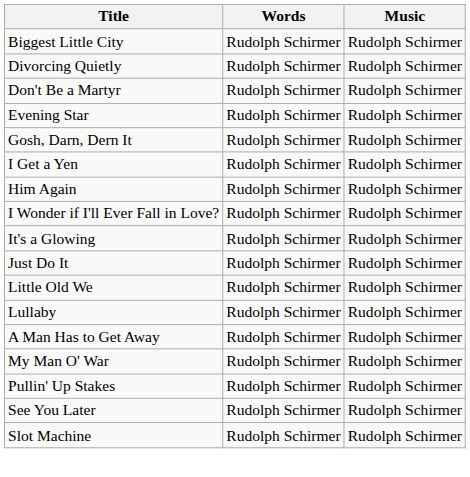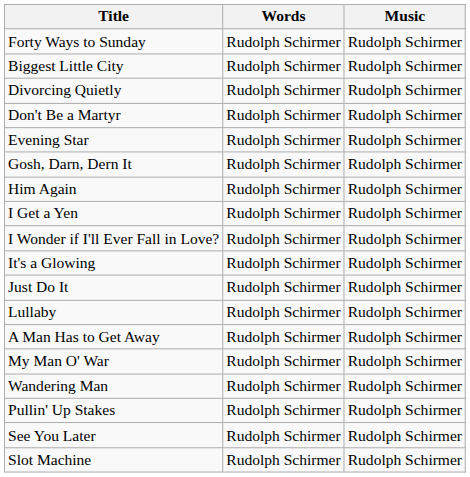+ row: (77, 41)
rows swapped: (42, 189) <-> (43, 164)
- row: (50, 287)
+ row: (58, 386)
